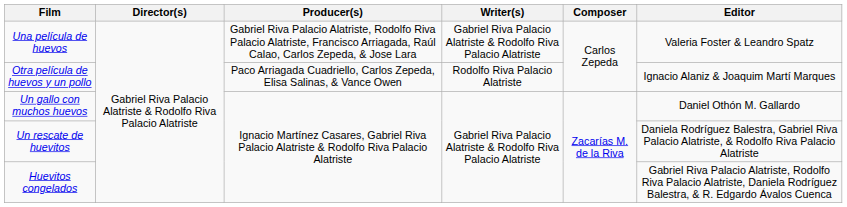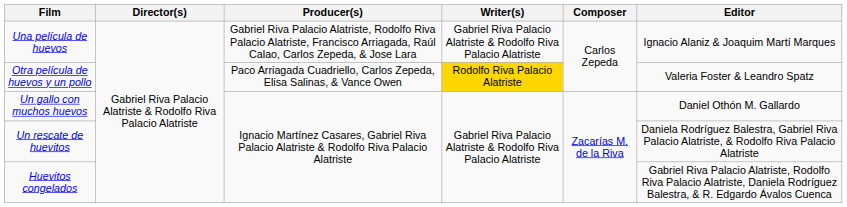(739, 42) Valeria Foster & Leandro Spatz -> (739, 42) Ignacio Alaniz & Joaquim Martí Marques
(502, 77) no background -> (502, 77) gold background
(739, 77) Ignacio Alaniz & Joaquim Martí Marques -> (739, 77) Valeria Foster & Leandro Spatz
